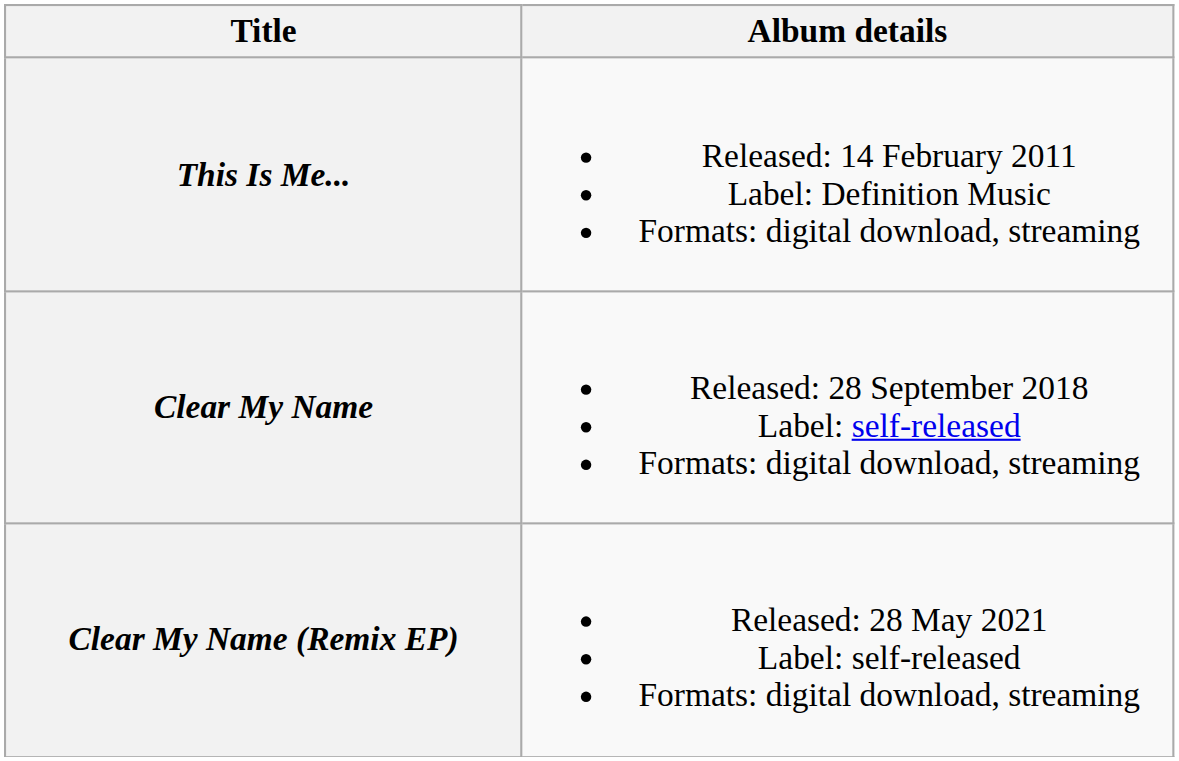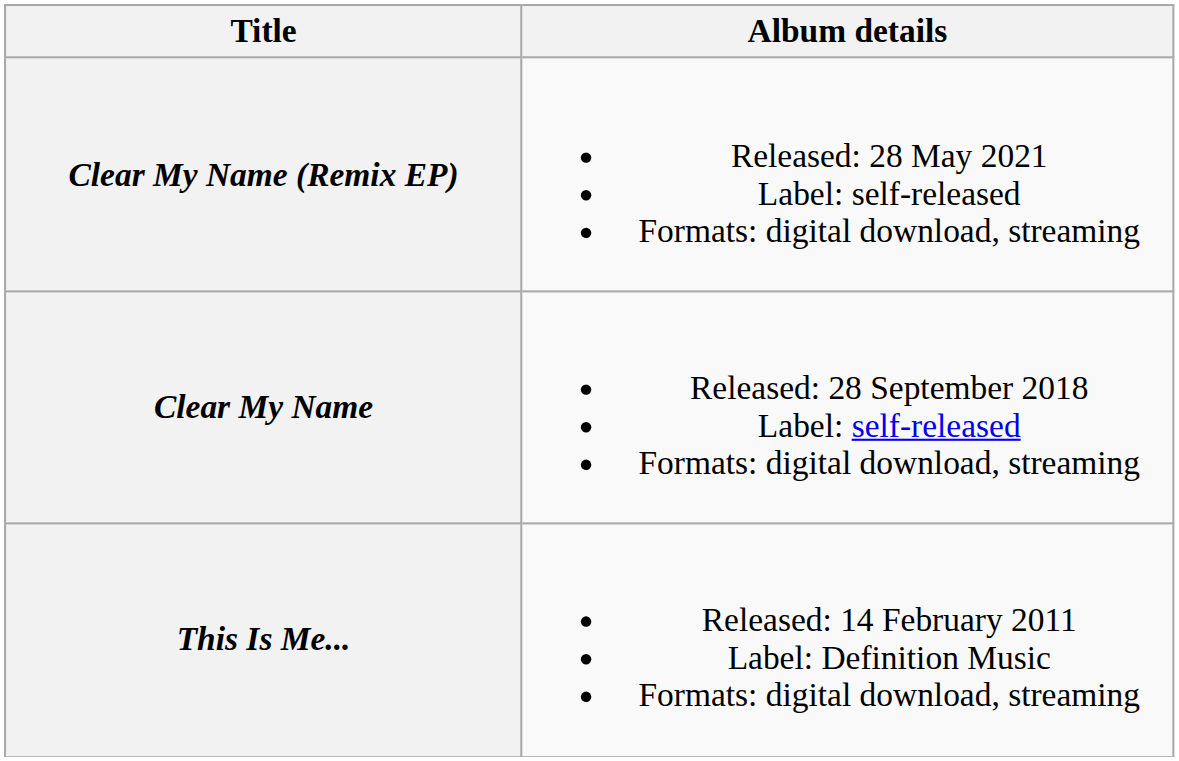rows swapped: (264, 173) <-> (264, 639)
